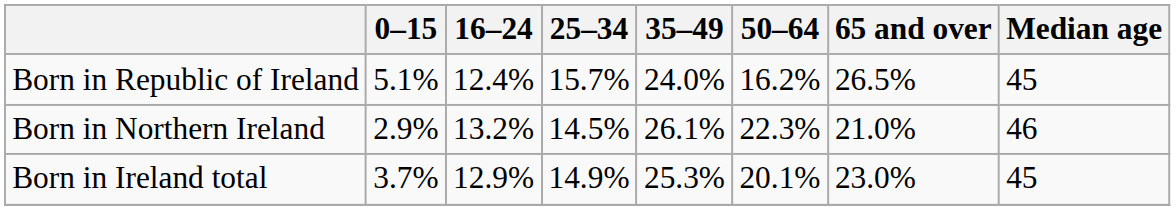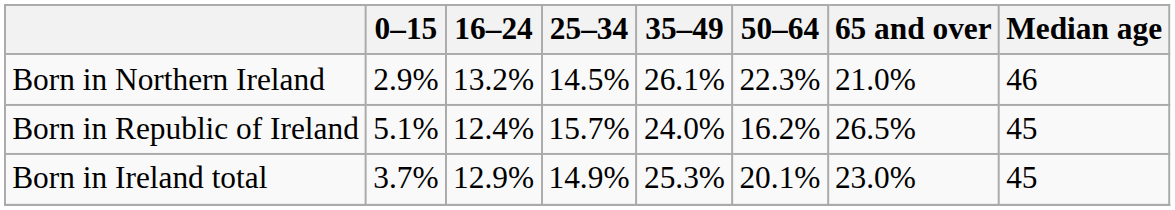rows swapped: (186, 79) <-> (169, 128)
